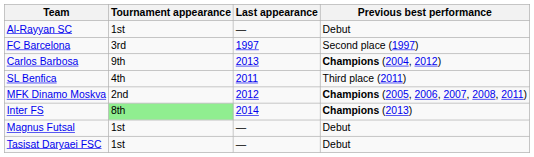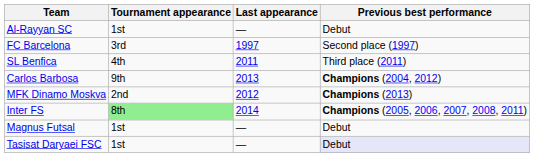rows swapped: (32, 78) <-> (43, 62)
(425, 95) Champions (2005, 2006, 2007, 2008, 2011) -> (367, 95) Champions (2013)
(367, 111) Champions (2013) -> (425, 111) Champions (2005, 2006, 2007, 2008, 2011)
(336, 144) no background -> (336, 144) lavender background
